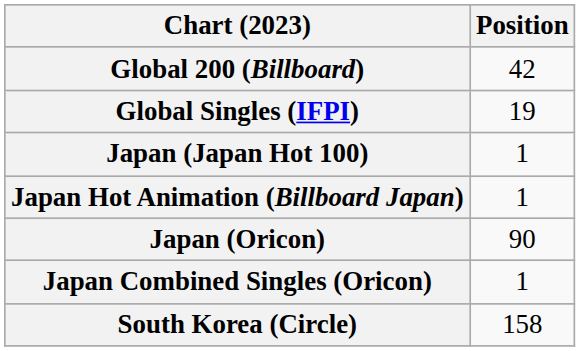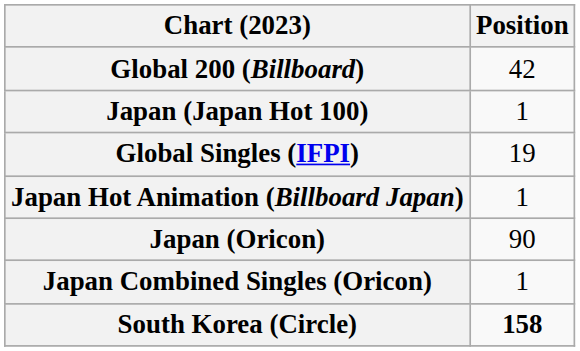rows swapped: (237, 111) <-> (237, 153)
(522, 324) normal -> (522, 324) bold
